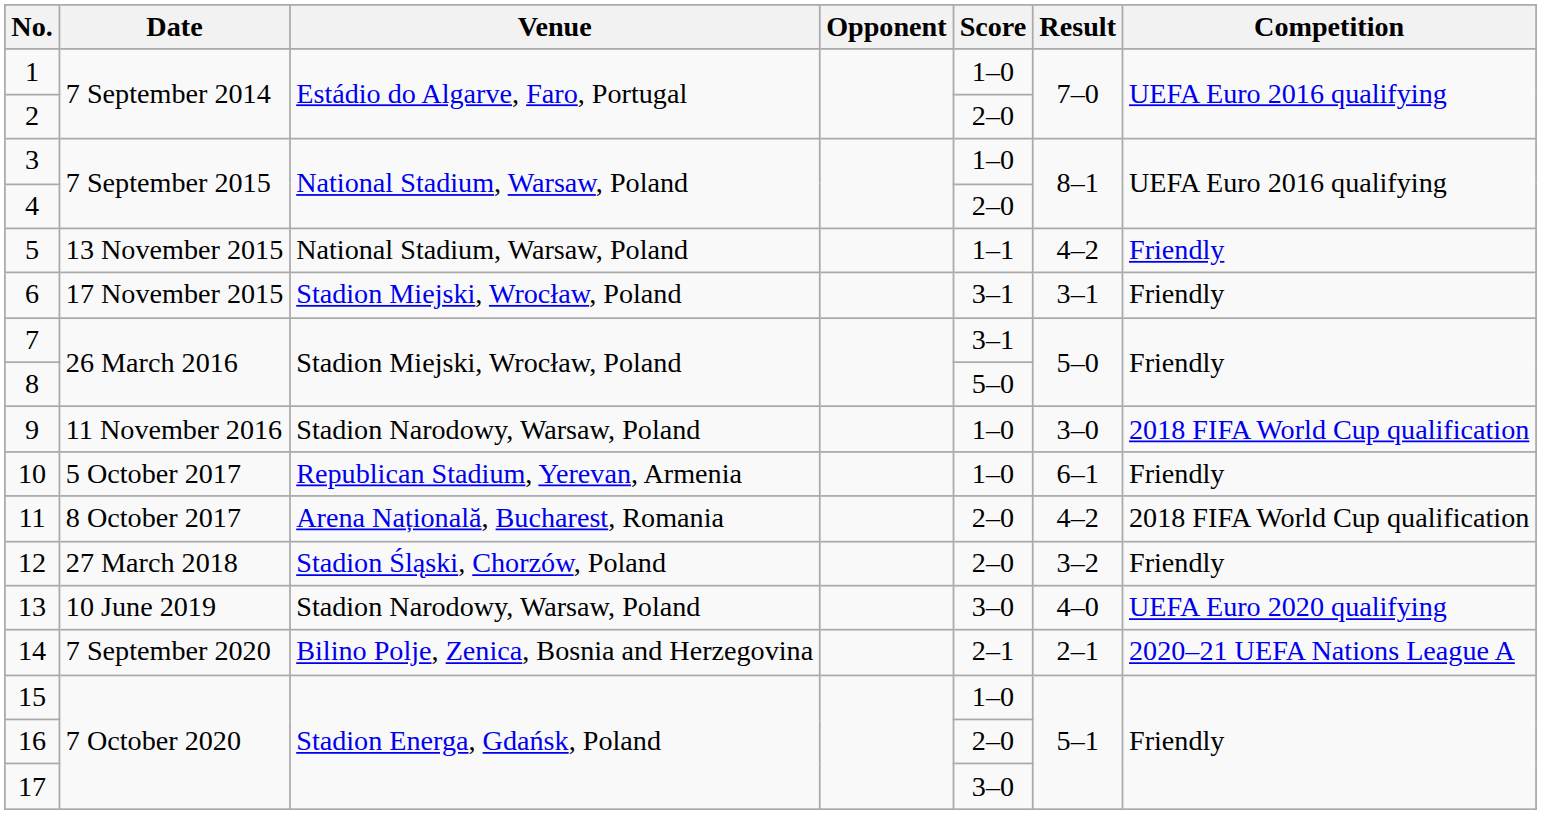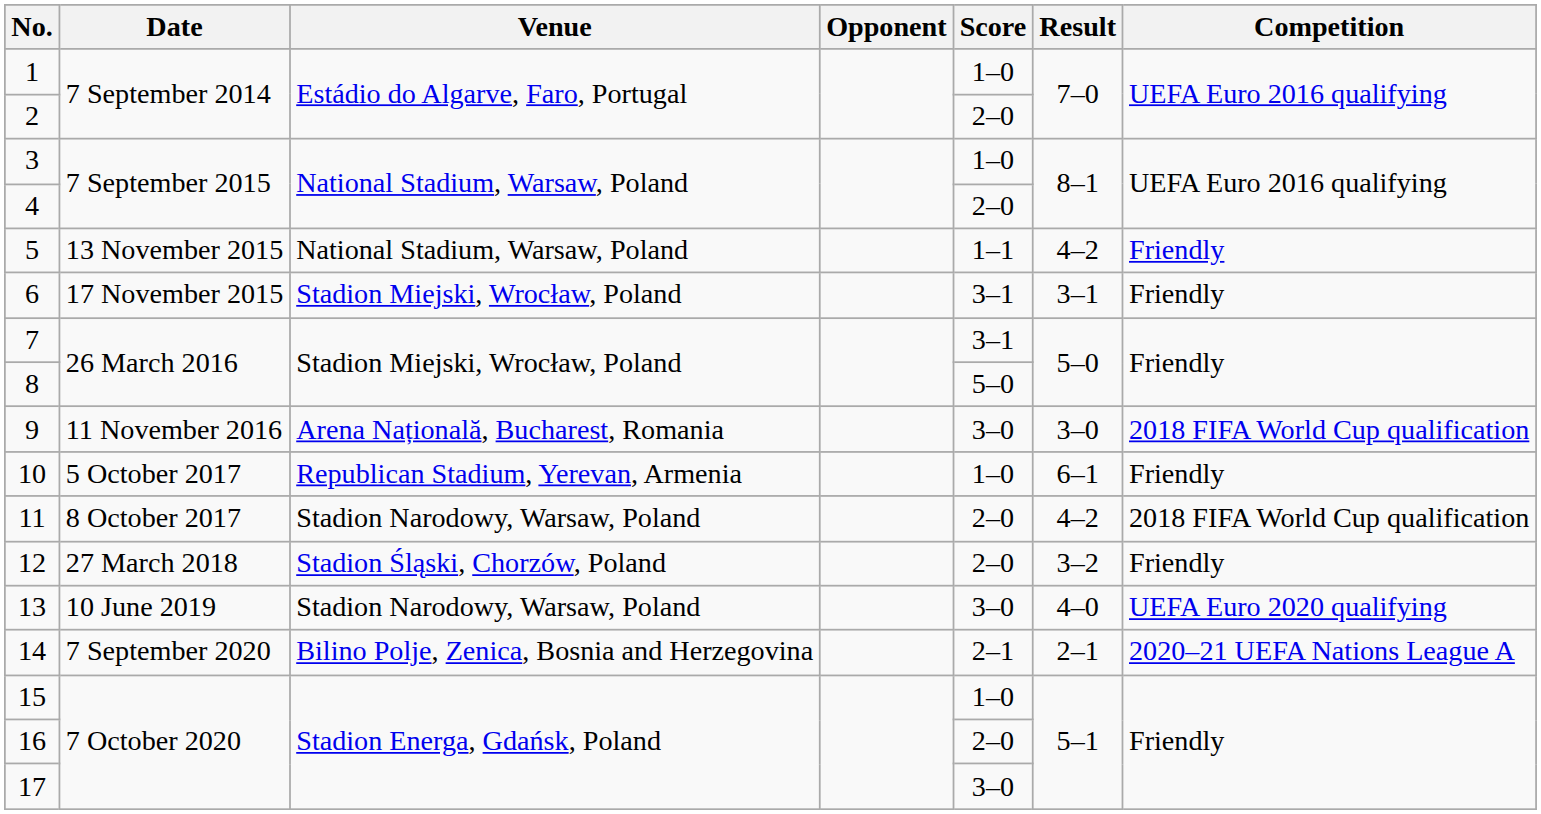(498, 428) Stadion Narodowy, Warsaw, Poland -> (510, 428) Arena Națională, Bucharest, Romania
(993, 428) 1–0 -> (993, 428) 3–0
(510, 518) Arena Națională, Bucharest, Romania -> (498, 518) Stadion Narodowy, Warsaw, Poland
